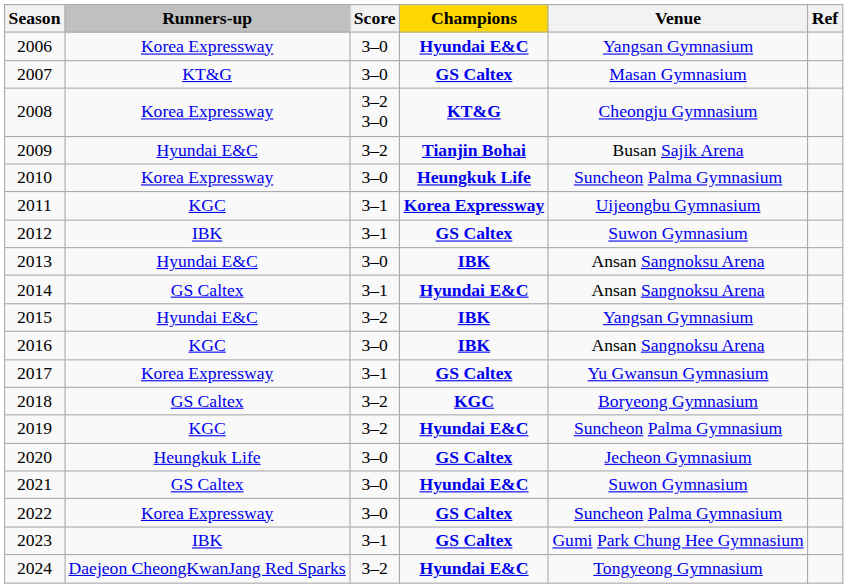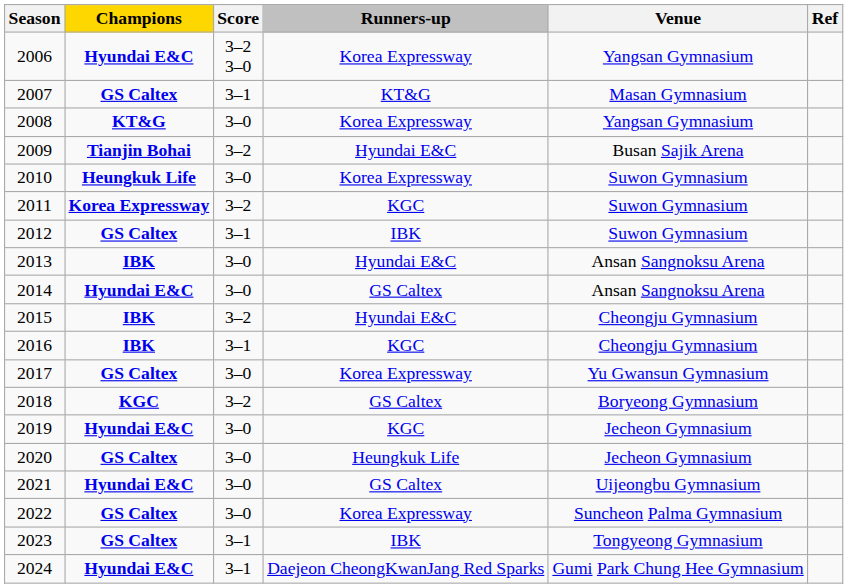columns swapped: (474, 18) <-> (207, 18)
(375, 46) 3–0 -> (238, 56) 3–2 3–0
(375, 74) 3–0 -> (238, 94) 3–1
(375, 112) 3–2 3–0 -> (238, 121) 3–0
(678, 112) Cheongju Gymnasium -> (678, 121) Yangsan Gymnasium
(678, 177) Suncheon Palma Gymnasium -> (678, 177) Suwon Gymnasium
(375, 205) 3–1 -> (238, 205) 3–2
(678, 205) Uijeongbu Gymnasium -> (678, 205) Suwon Gymnasium
(375, 289) 3–1 -> (238, 289) 3–0
(678, 317) Yangsan Gymnasium -> (678, 317) Cheongju Gymnasium
(375, 345) 3–0 -> (238, 345) 3–1
(678, 345) Ansan Sangnoksu Arena -> (678, 345) Cheongju Gymnasium
(375, 373) 3–1 -> (238, 373) 3–0
(375, 429) 3–2 -> (238, 429) 3–0
(678, 429) Suncheon Palma Gymnasium -> (678, 429) Jecheon Gymnasium
(678, 484) Suwon Gymnasium -> (678, 484) Uijeongbu Gymnasium
(678, 540) Gumi Park Chung Hee Gymnasium -> (678, 540) Tongyeong Gymnasium
(375, 568) 3–2 -> (238, 568) 3–1
(678, 568) Tongyeong Gymnasium -> (678, 568) Gumi Park Chung Hee Gymnasium
